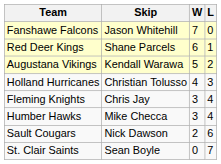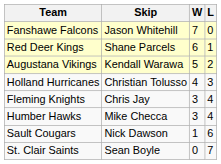(195, 133) 2 -> (195, 133) 1
